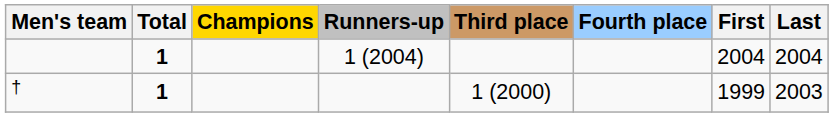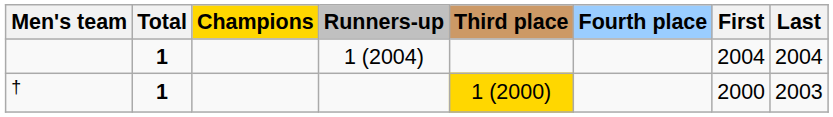(511, 93) no background -> (511, 93) gold background
(741, 93) 1999 -> (741, 93) 2000
